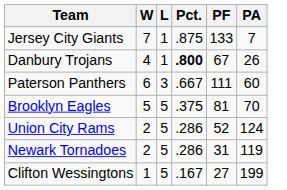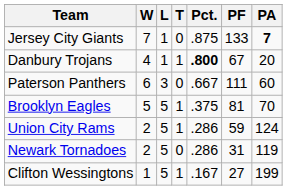+ column: (180, 15)
(252, 38) normal -> (267, 38) bold
(252, 60) 26 -> (267, 60) 20
(221, 128) 52 -> (237, 128) 59
